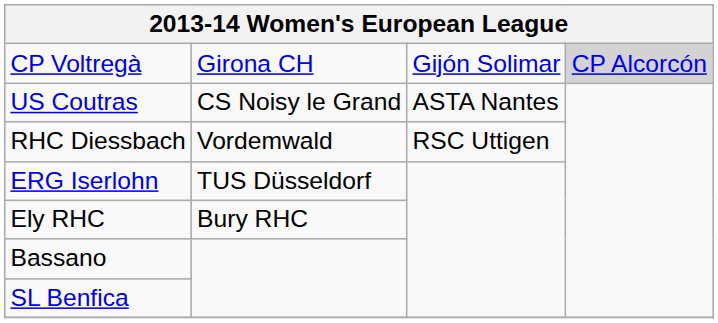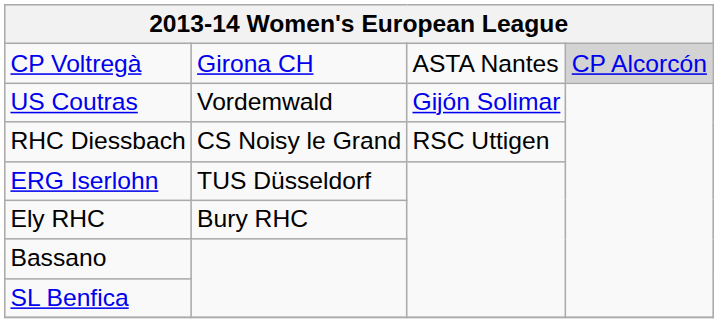(486, 63) Gijón Solimar -> (486, 63) ASTA Nantes
(299, 102) CS Noisy le Grand -> (265, 102) Vordemwald
(486, 102) ASTA Nantes -> (486, 102) Gijón Solimar
(265, 141) Vordemwald -> (299, 141) CS Noisy le Grand
